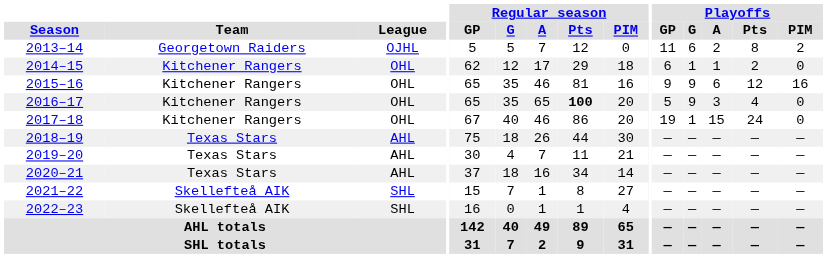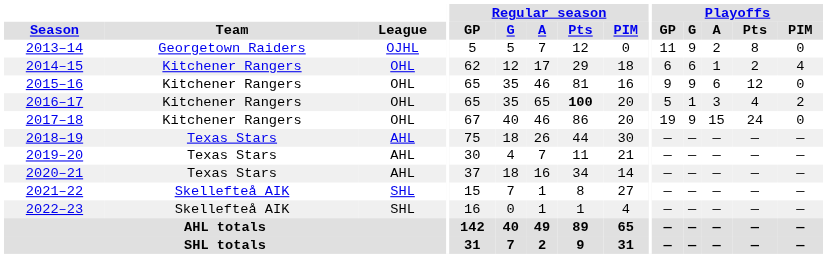(692, 49) 6 -> (692, 49) 9
(800, 49) 2 -> (800, 49) 0
(692, 66) 1 -> (692, 66) 6
(800, 66) 0 -> (800, 66) 4
(800, 84) 16 -> (800, 84) 0
(692, 102) 9 -> (692, 102) 1
(800, 102) 0 -> (800, 102) 2
(692, 120) 1 -> (692, 120) 9
